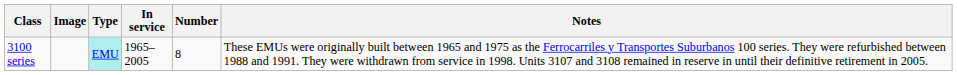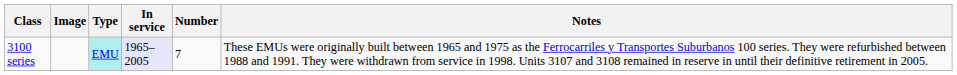(140, 53) no background -> (140, 53) lavender background
(178, 53) 8 -> (178, 53) 7
